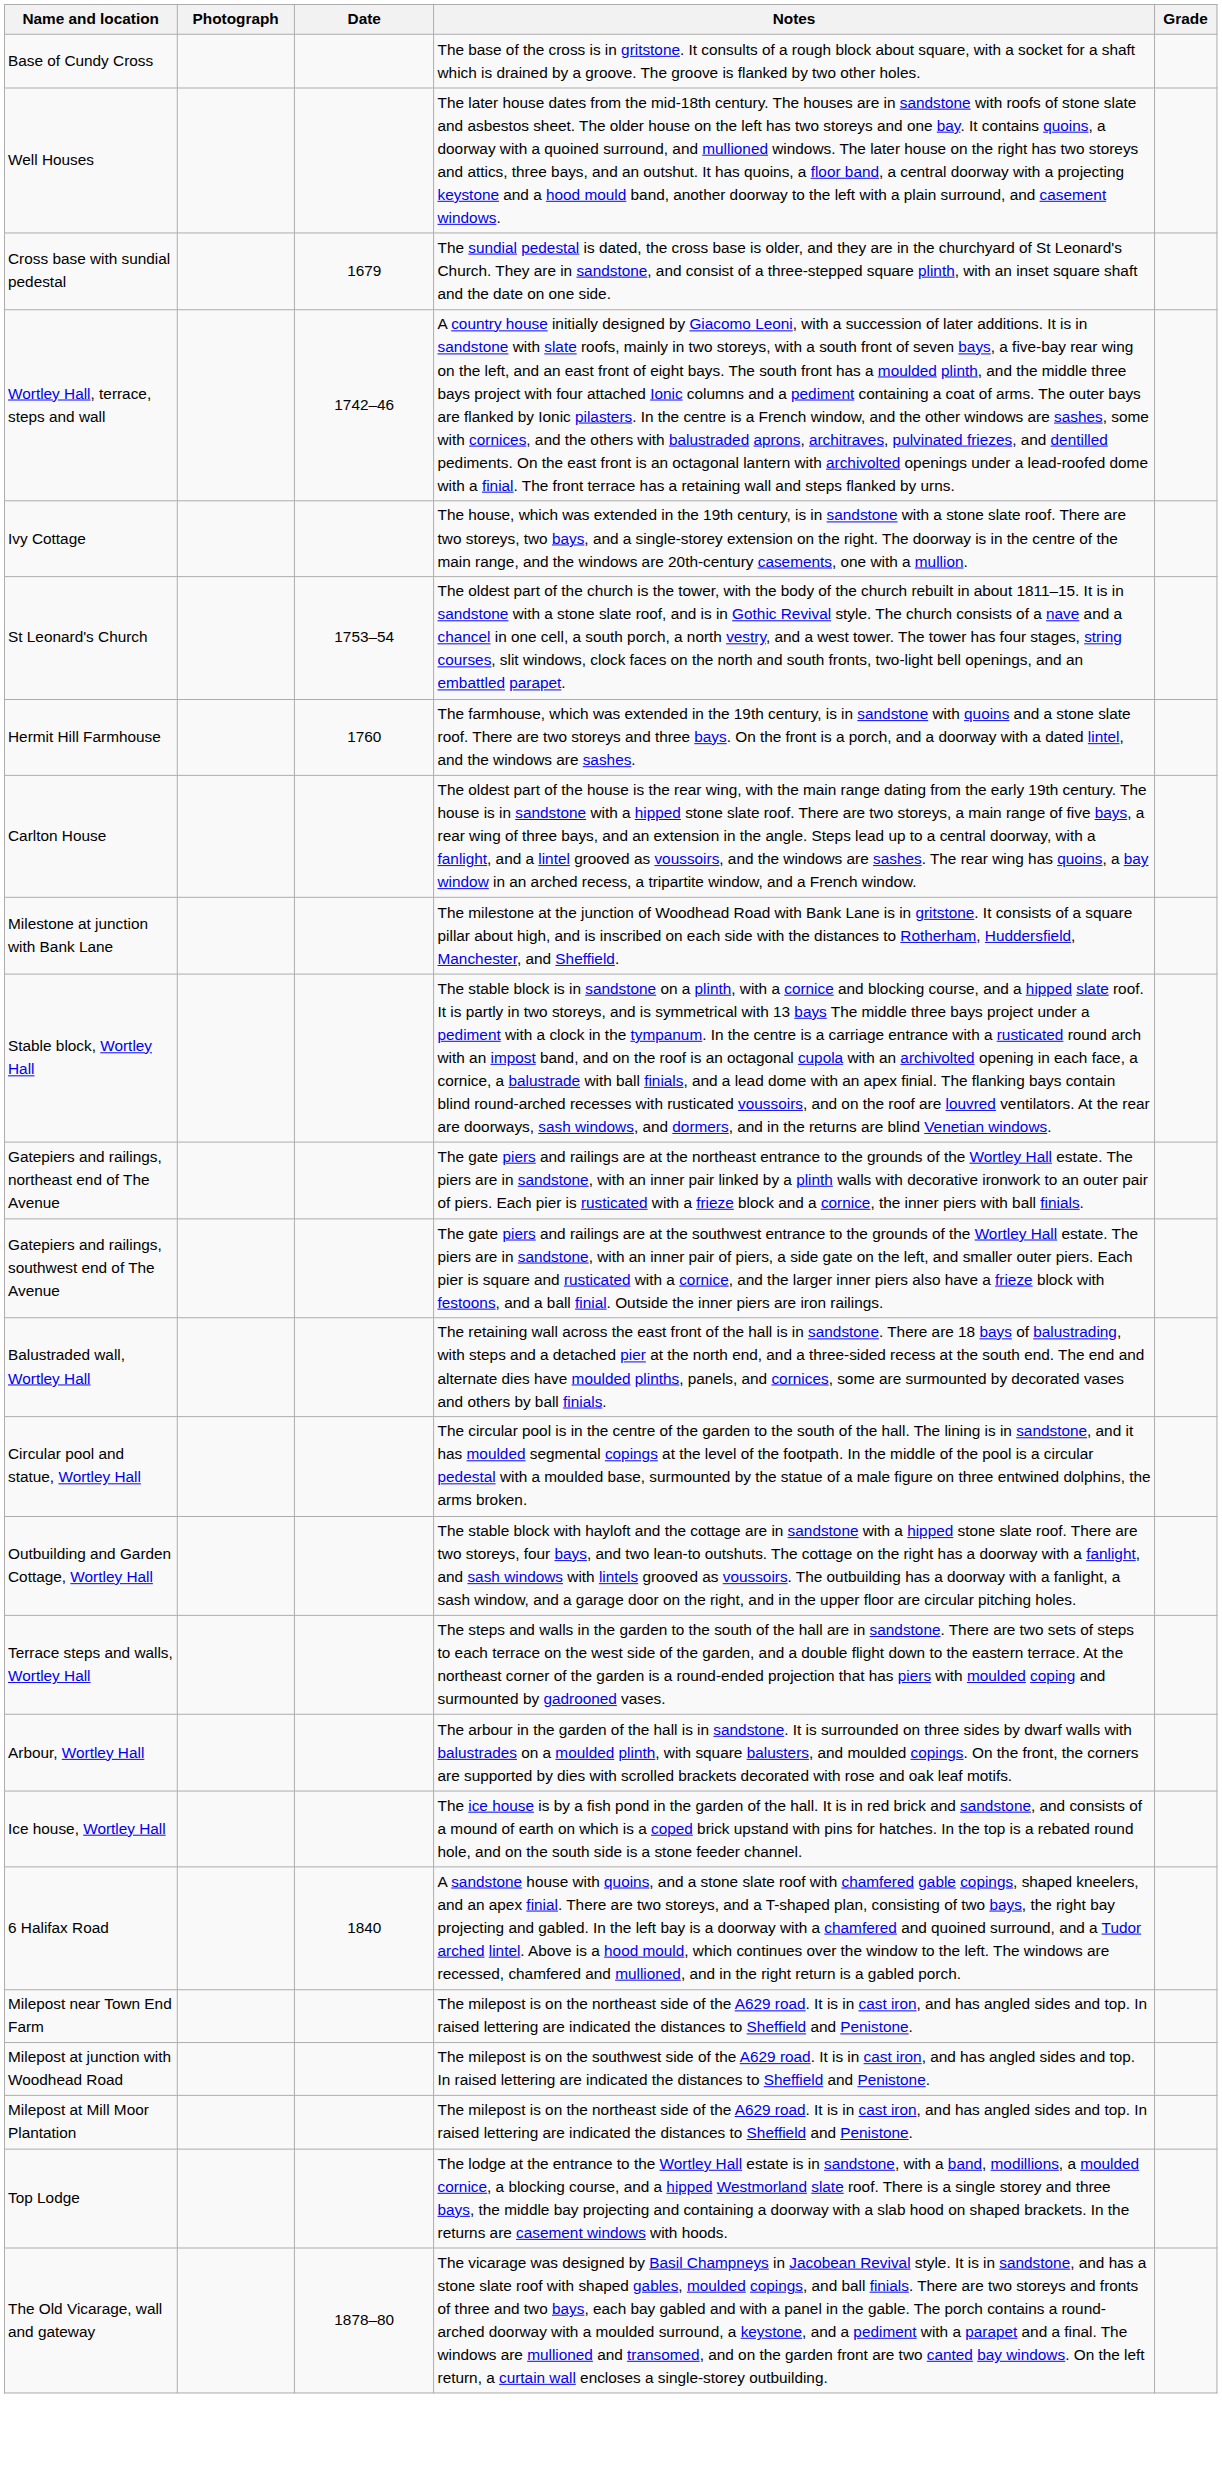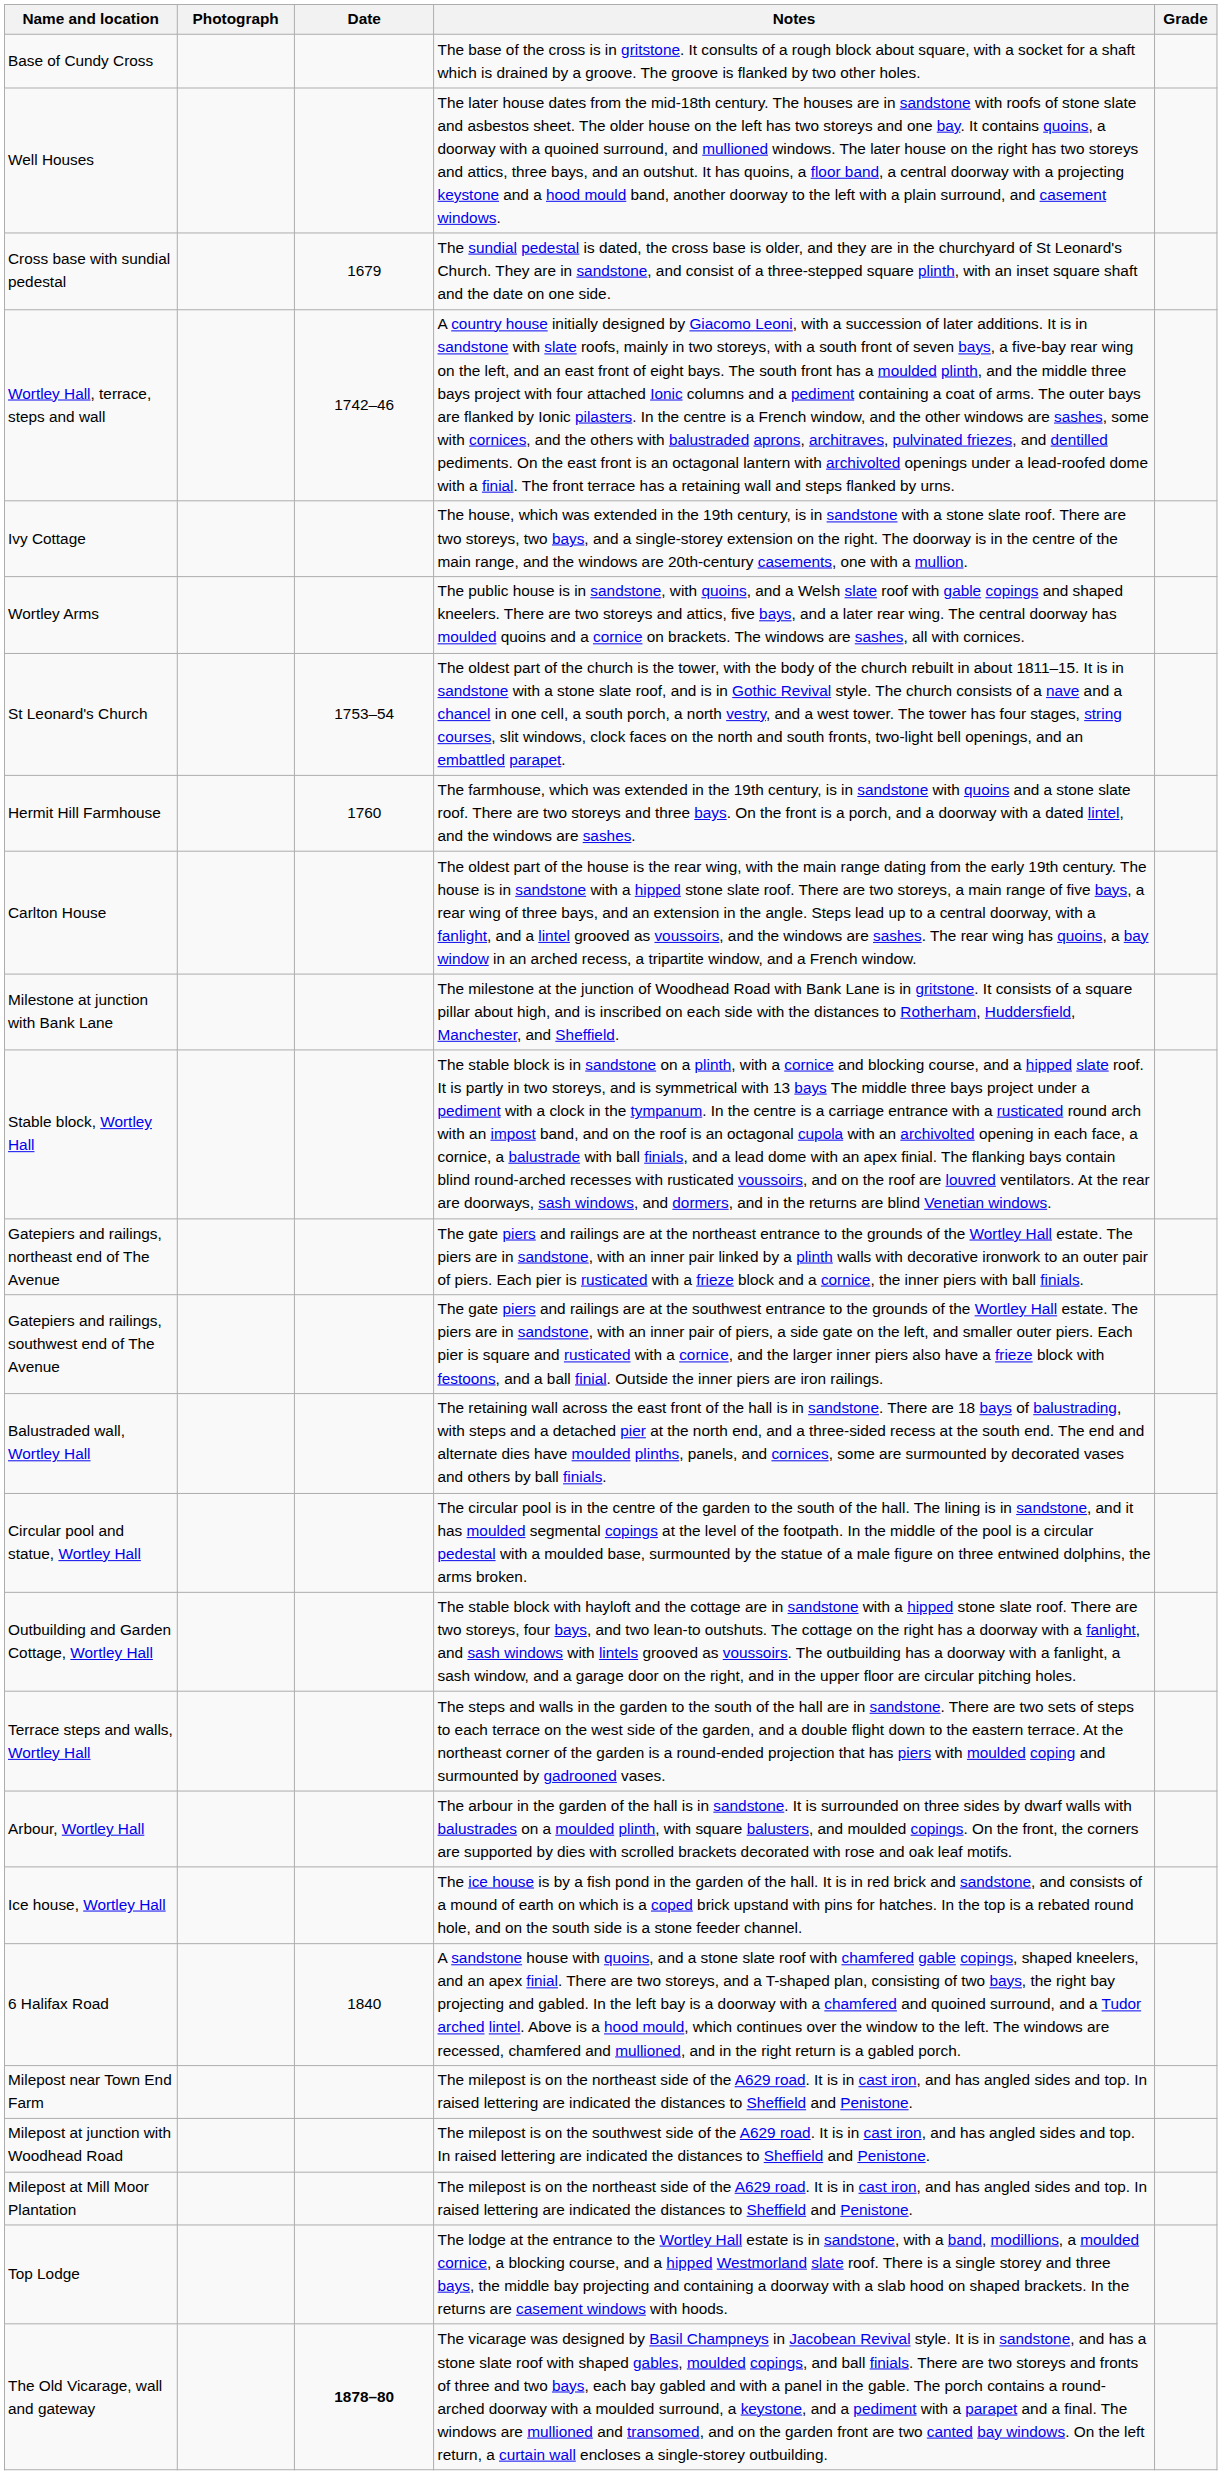+ row: (54, 614)
(364, 2320) normal -> (364, 2396) bold
